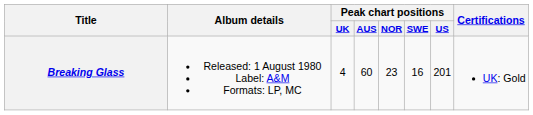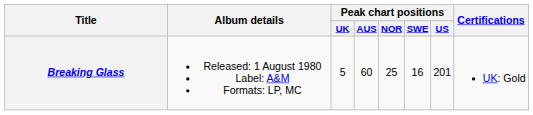(343, 73) 4 -> (343, 73) 5
(392, 73) 23 -> (392, 73) 25
